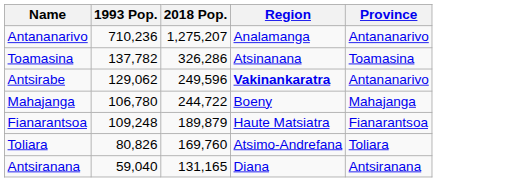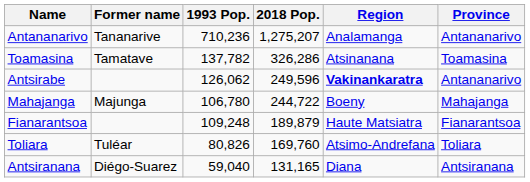+ column: (137, 15)
(133, 79) 129,062 -> (225, 79) 126,062
